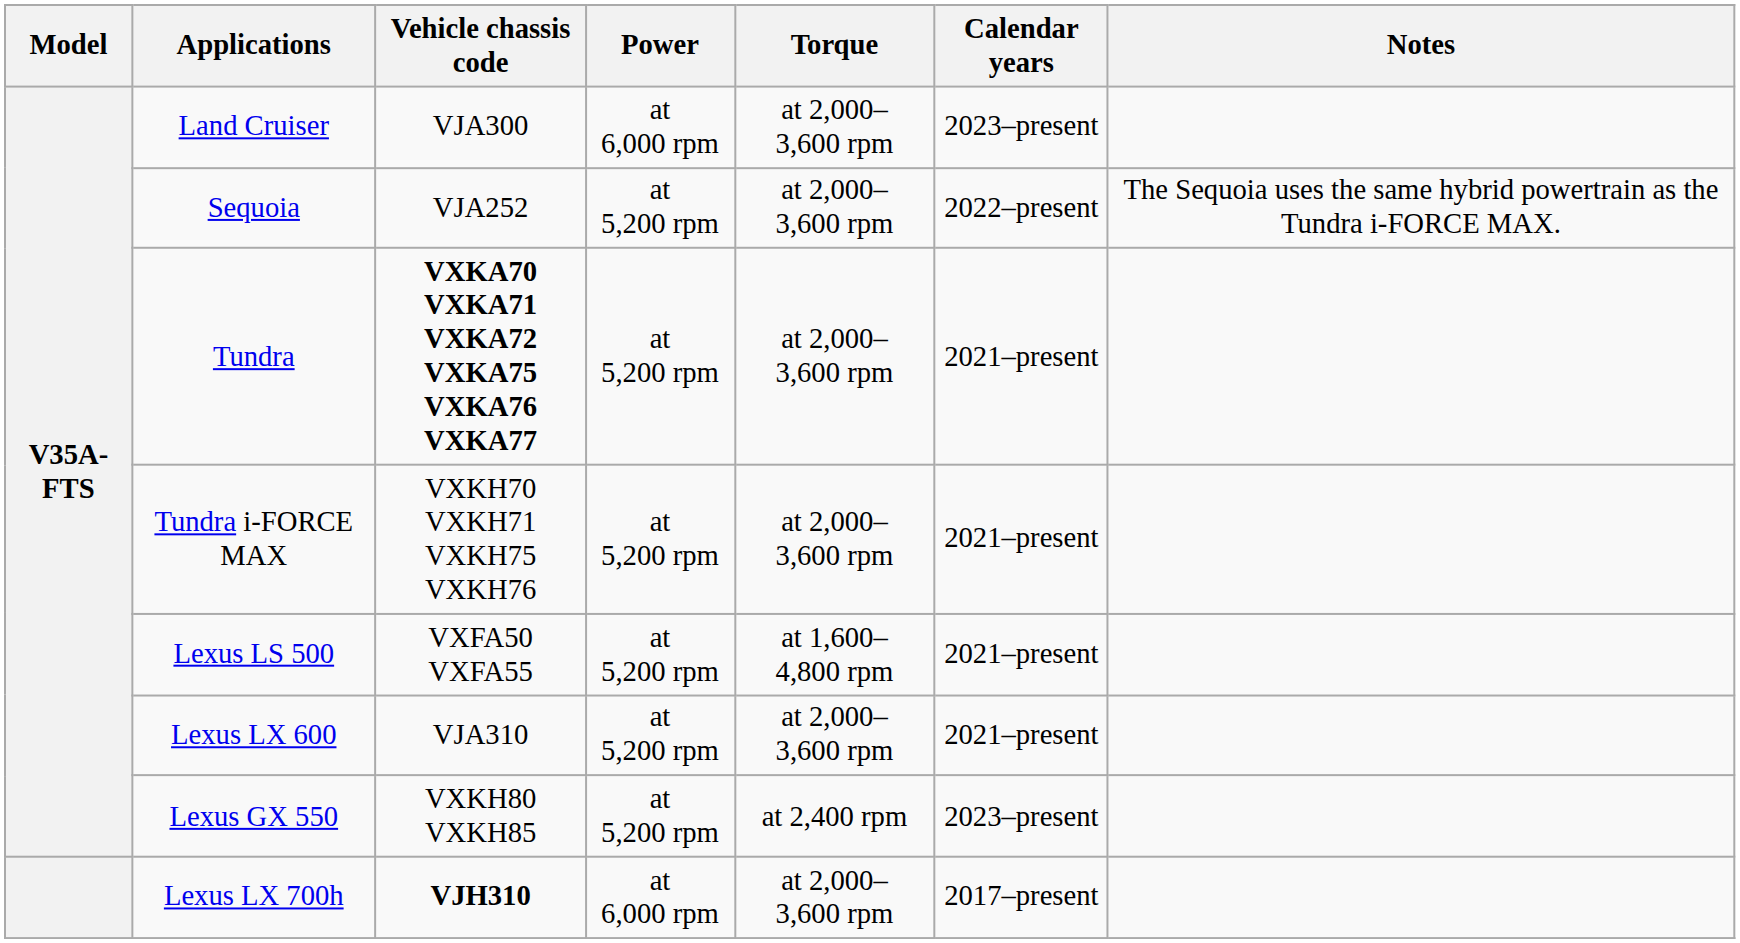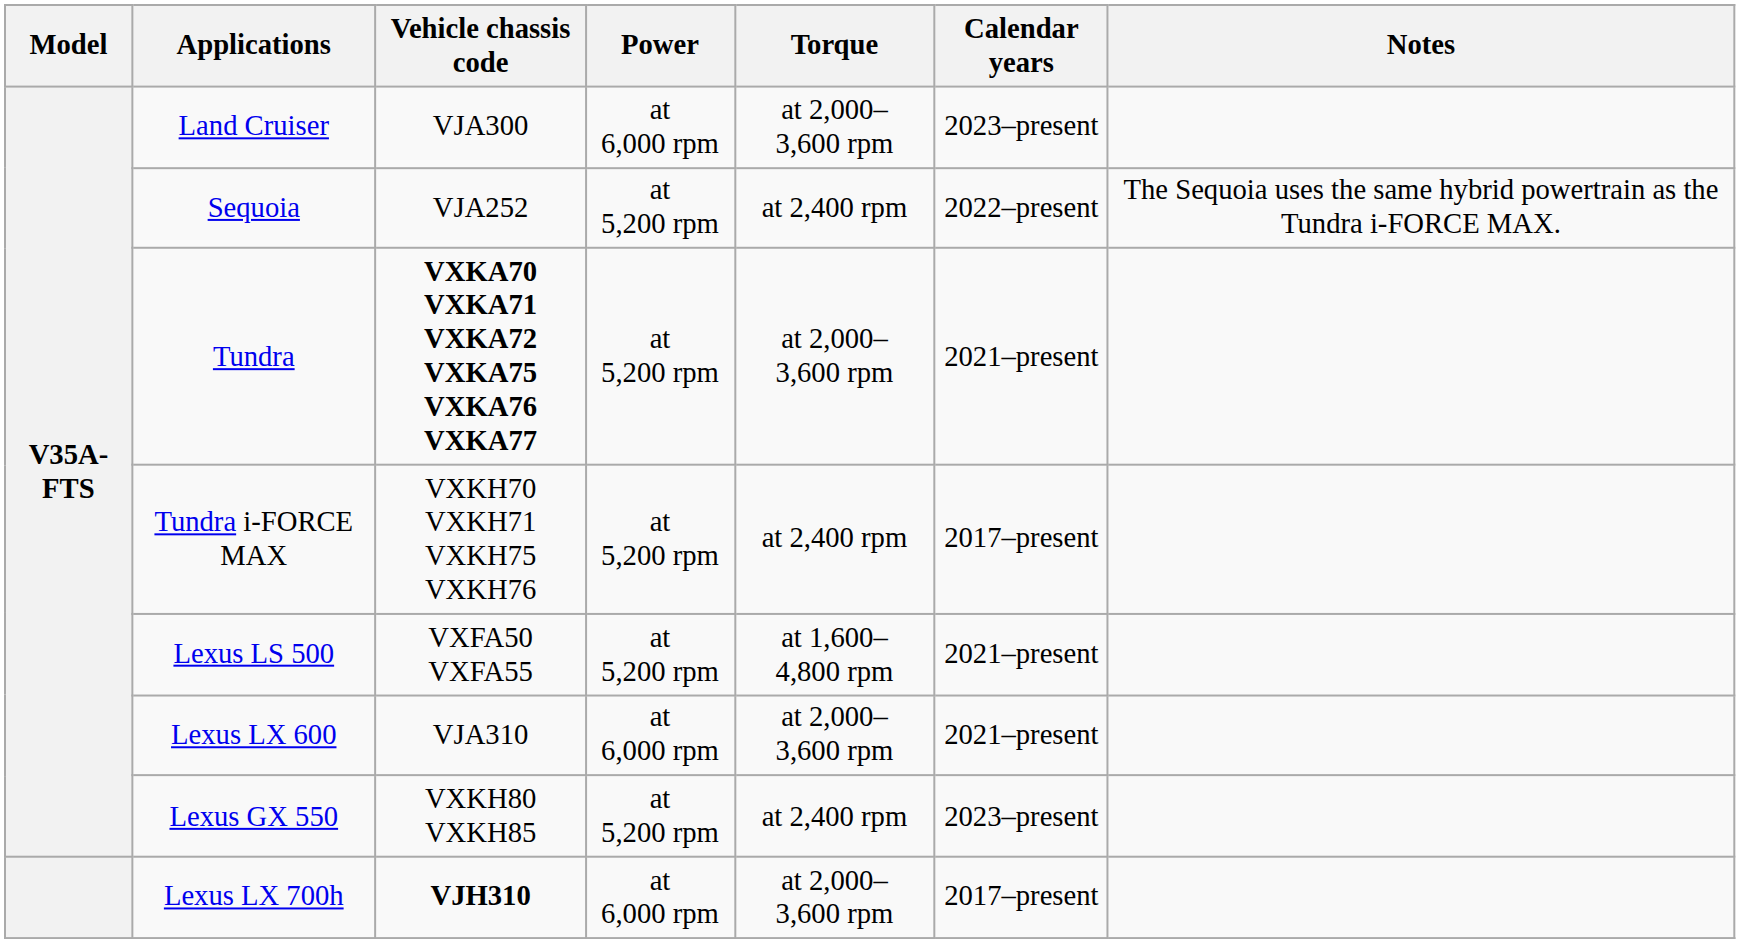(834, 207) at 2,000–3,600 rpm -> (834, 207) at 2,400 rpm
(834, 538) at 2,000–3,600 rpm -> (834, 538) at 2,400 rpm
(1021, 538) 2021–present -> (1021, 538) 2017–present
(660, 734) at 5,200 rpm -> (660, 734) at 6,000 rpm
